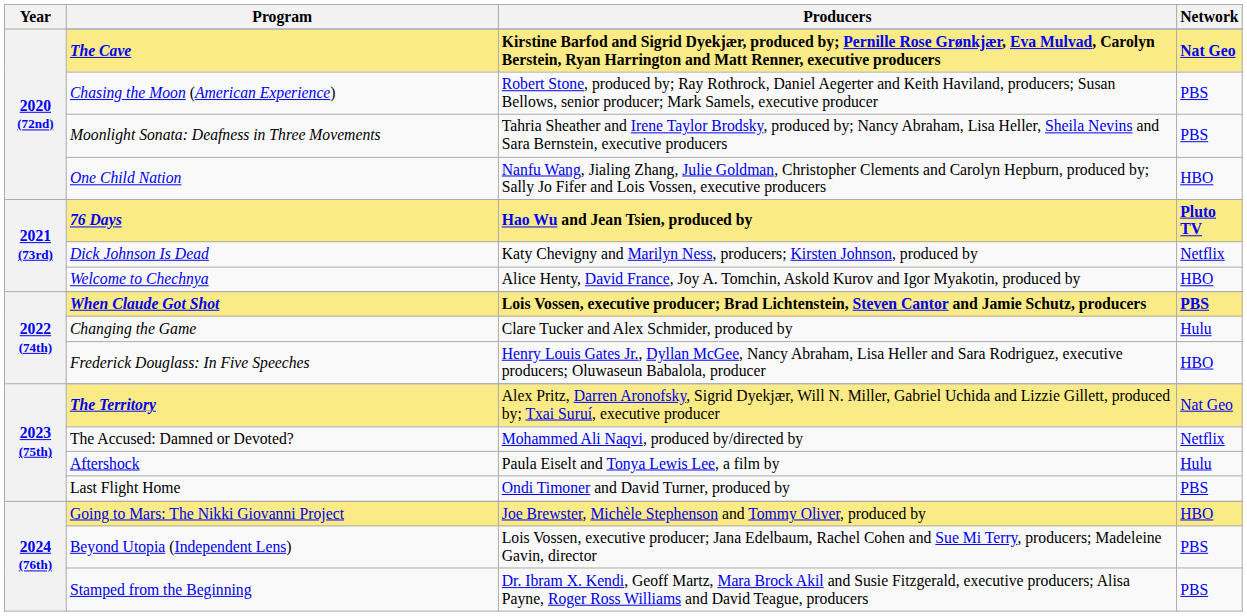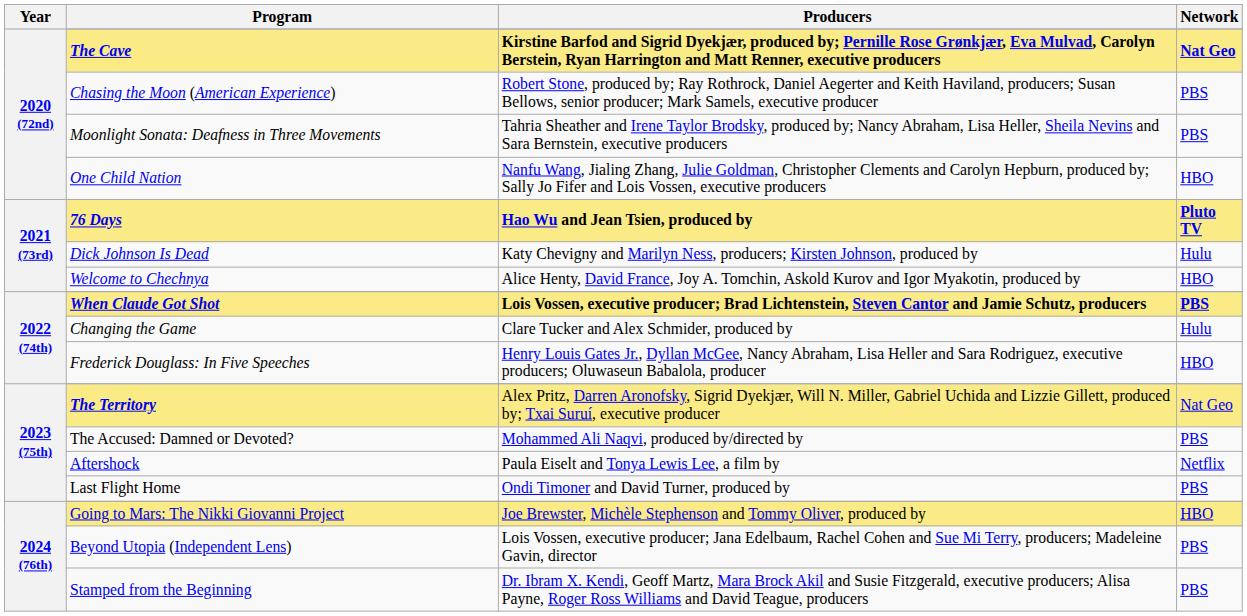(1202, 254) Netflix -> (1196, 254) Hulu
(1202, 438) Netflix -> (1194, 438) PBS
(1196, 463) Hulu -> (1202, 463) Netflix
